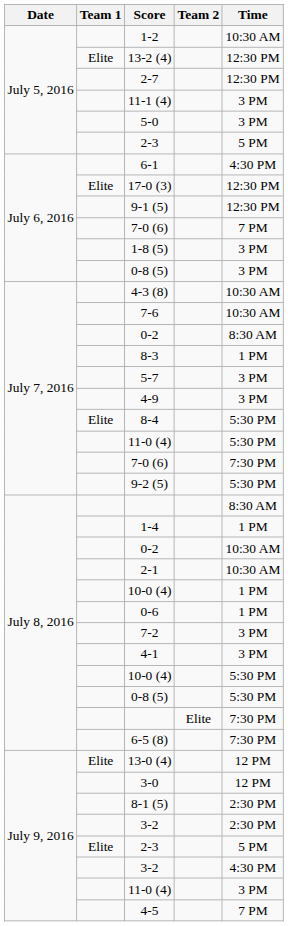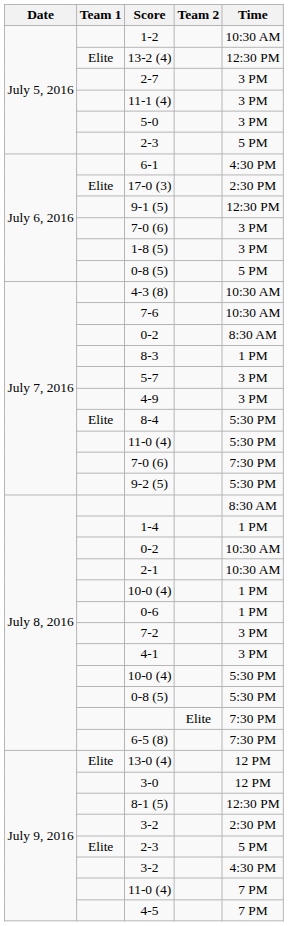(253, 79) 12:30 PM -> (253, 79) 3 PM
(253, 185) 12:30 PM -> (253, 185) 2:30 PM
(253, 228) 7 PM -> (253, 228) 3 PM
(253, 270) 3 PM -> (253, 270) 5 PM
(253, 803) 2:30 PM -> (253, 803) 12:30 PM
(253, 889) 3 PM -> (253, 889) 7 PM
